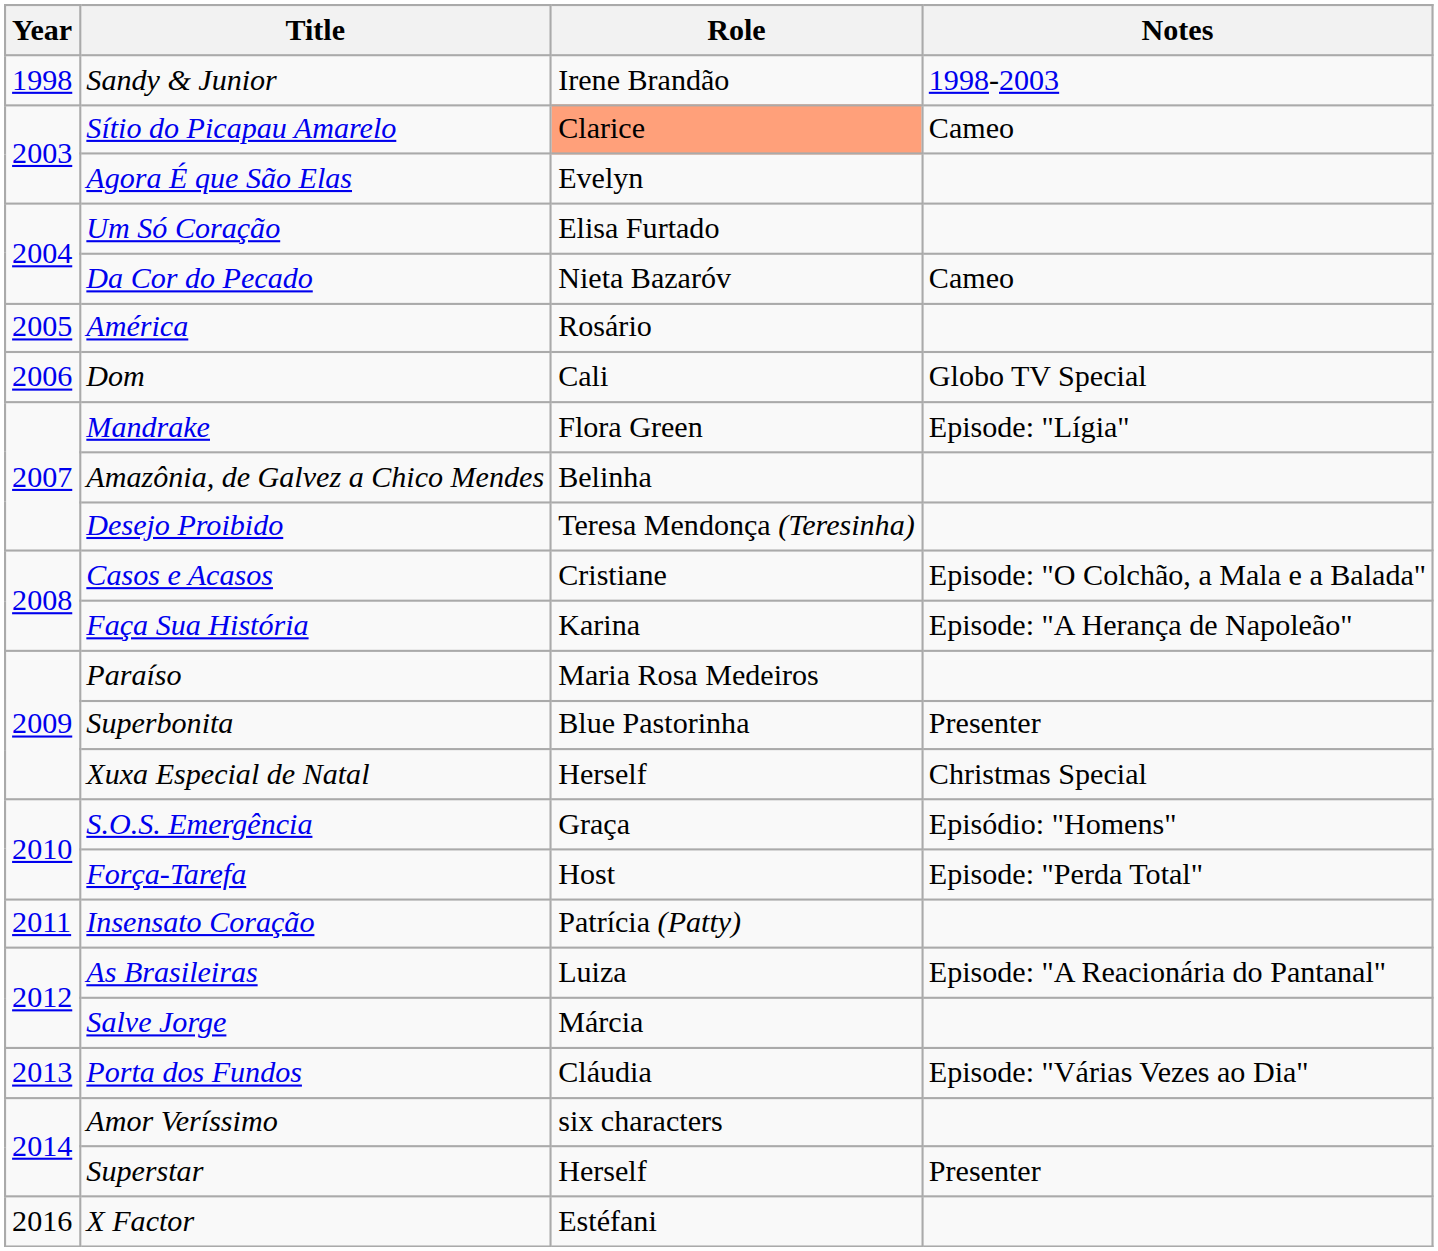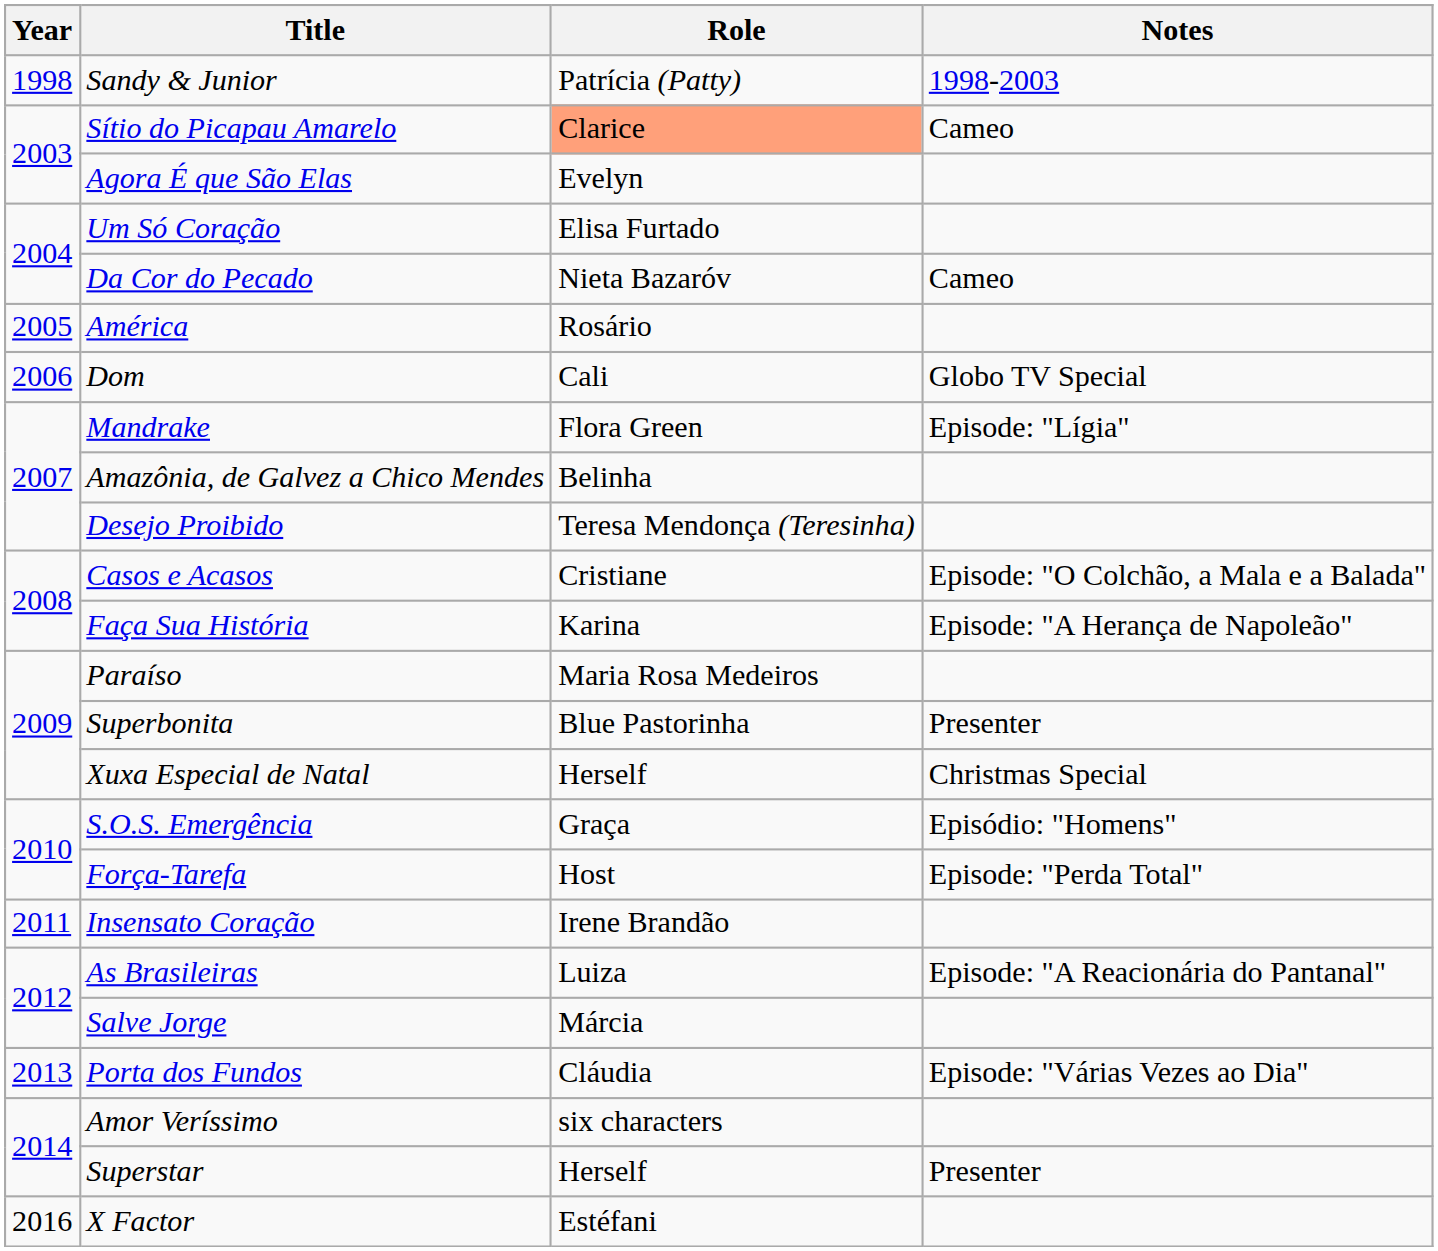(644, 79) Irene Brandão -> (650, 79) Patrícia (Patty)
(650, 923) Patrícia (Patty) -> (644, 923) Irene Brandão
